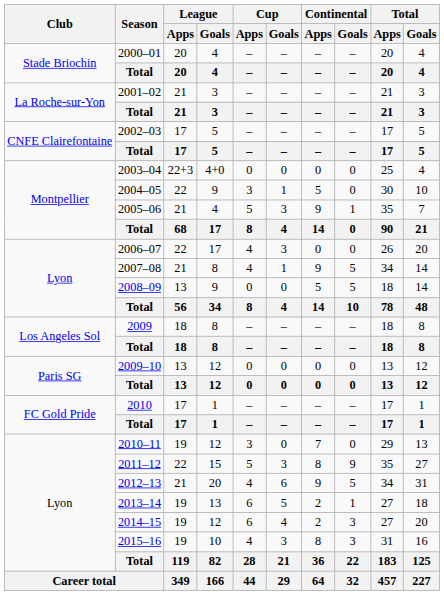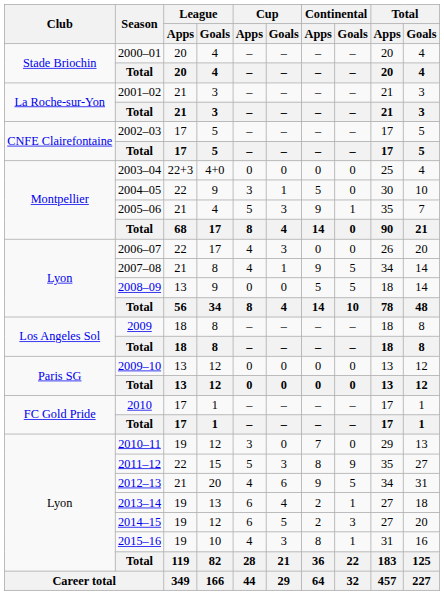(284, 502) 5 -> (284, 502) 4
(284, 522) 4 -> (284, 522) 5
(353, 541) 3 -> (353, 541) 1
